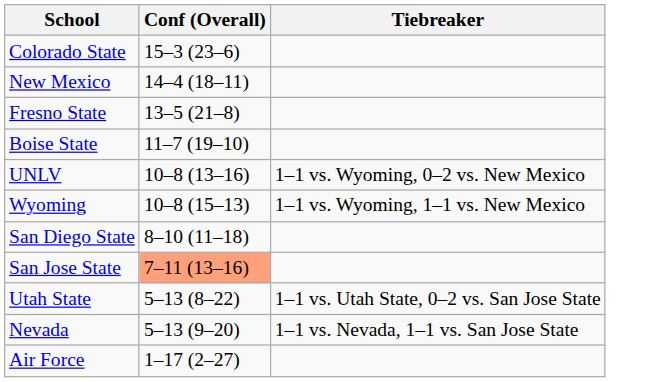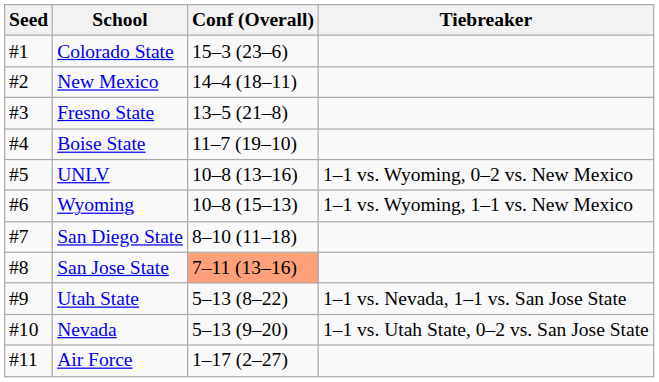+ column: (29, 19)
(438, 298) 1–1 vs. Utah State, 0–2 vs. San Jose State -> (475, 298) 1–1 vs. Nevada, 1–1 vs. San Jose State
(427, 329) 1–1 vs. Nevada, 1–1 vs. San Jose State -> (486, 329) 1–1 vs. Utah State, 0–2 vs. San Jose State
